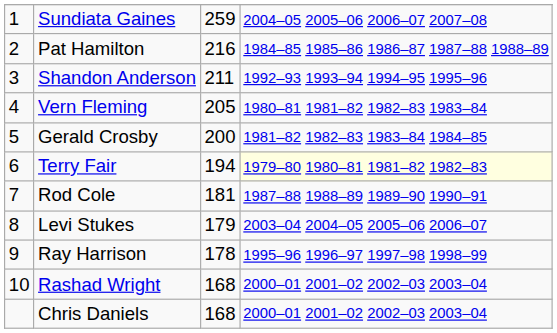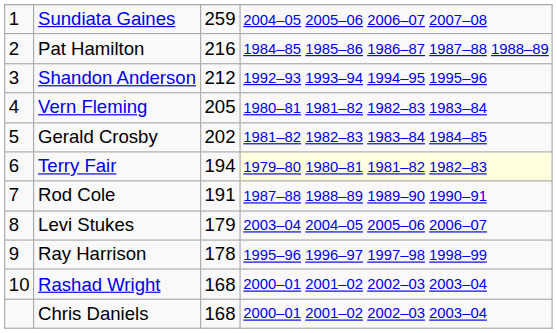(219, 78) 211 -> (220, 78) 212
(220, 136) 200 -> (220, 136) 202
(220, 195) 181 -> (220, 195) 191
